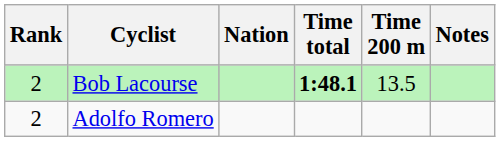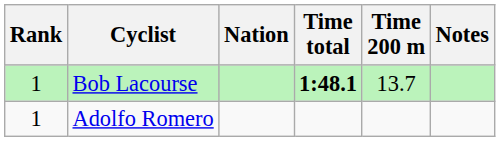(36, 82) 2 -> (36, 82) 1
(396, 82) 13.5 -> (396, 82) 13.7
(36, 118) 2 -> (36, 118) 1
